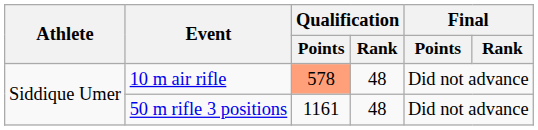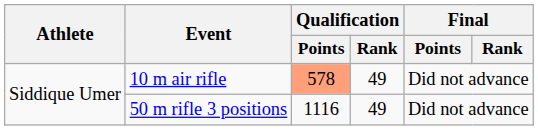(377, 79) 48 -> (377, 79) 49
(321, 109) 1161 -> (321, 109) 1116
(377, 109) 48 -> (377, 109) 49
